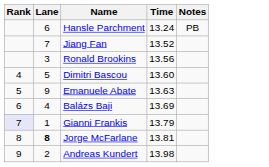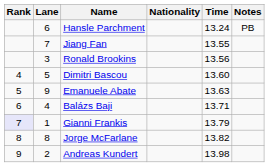+ column: (175, 12)
(162, 43) 13.52 -> (217, 43) 13.55
(162, 106) 13.69 -> (217, 106) 13.71
(47, 138) bold -> (47, 138) normal
(162, 138) 13.81 -> (217, 138) 13.82
